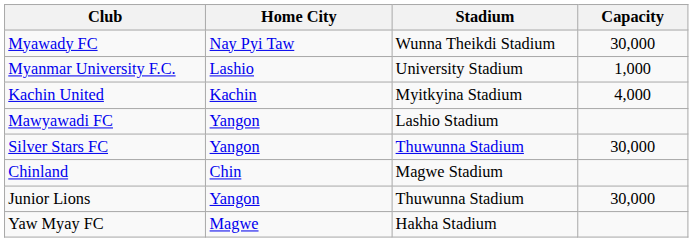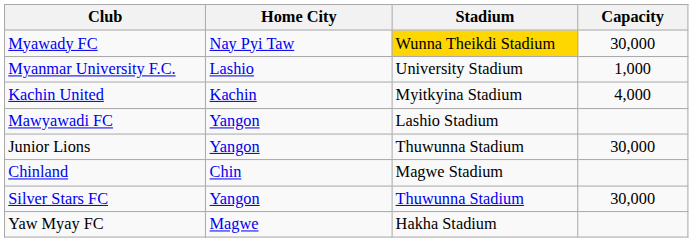(475, 43) no background -> (475, 43) gold background
rows swapped: (58, 146) <-> (49, 198)
